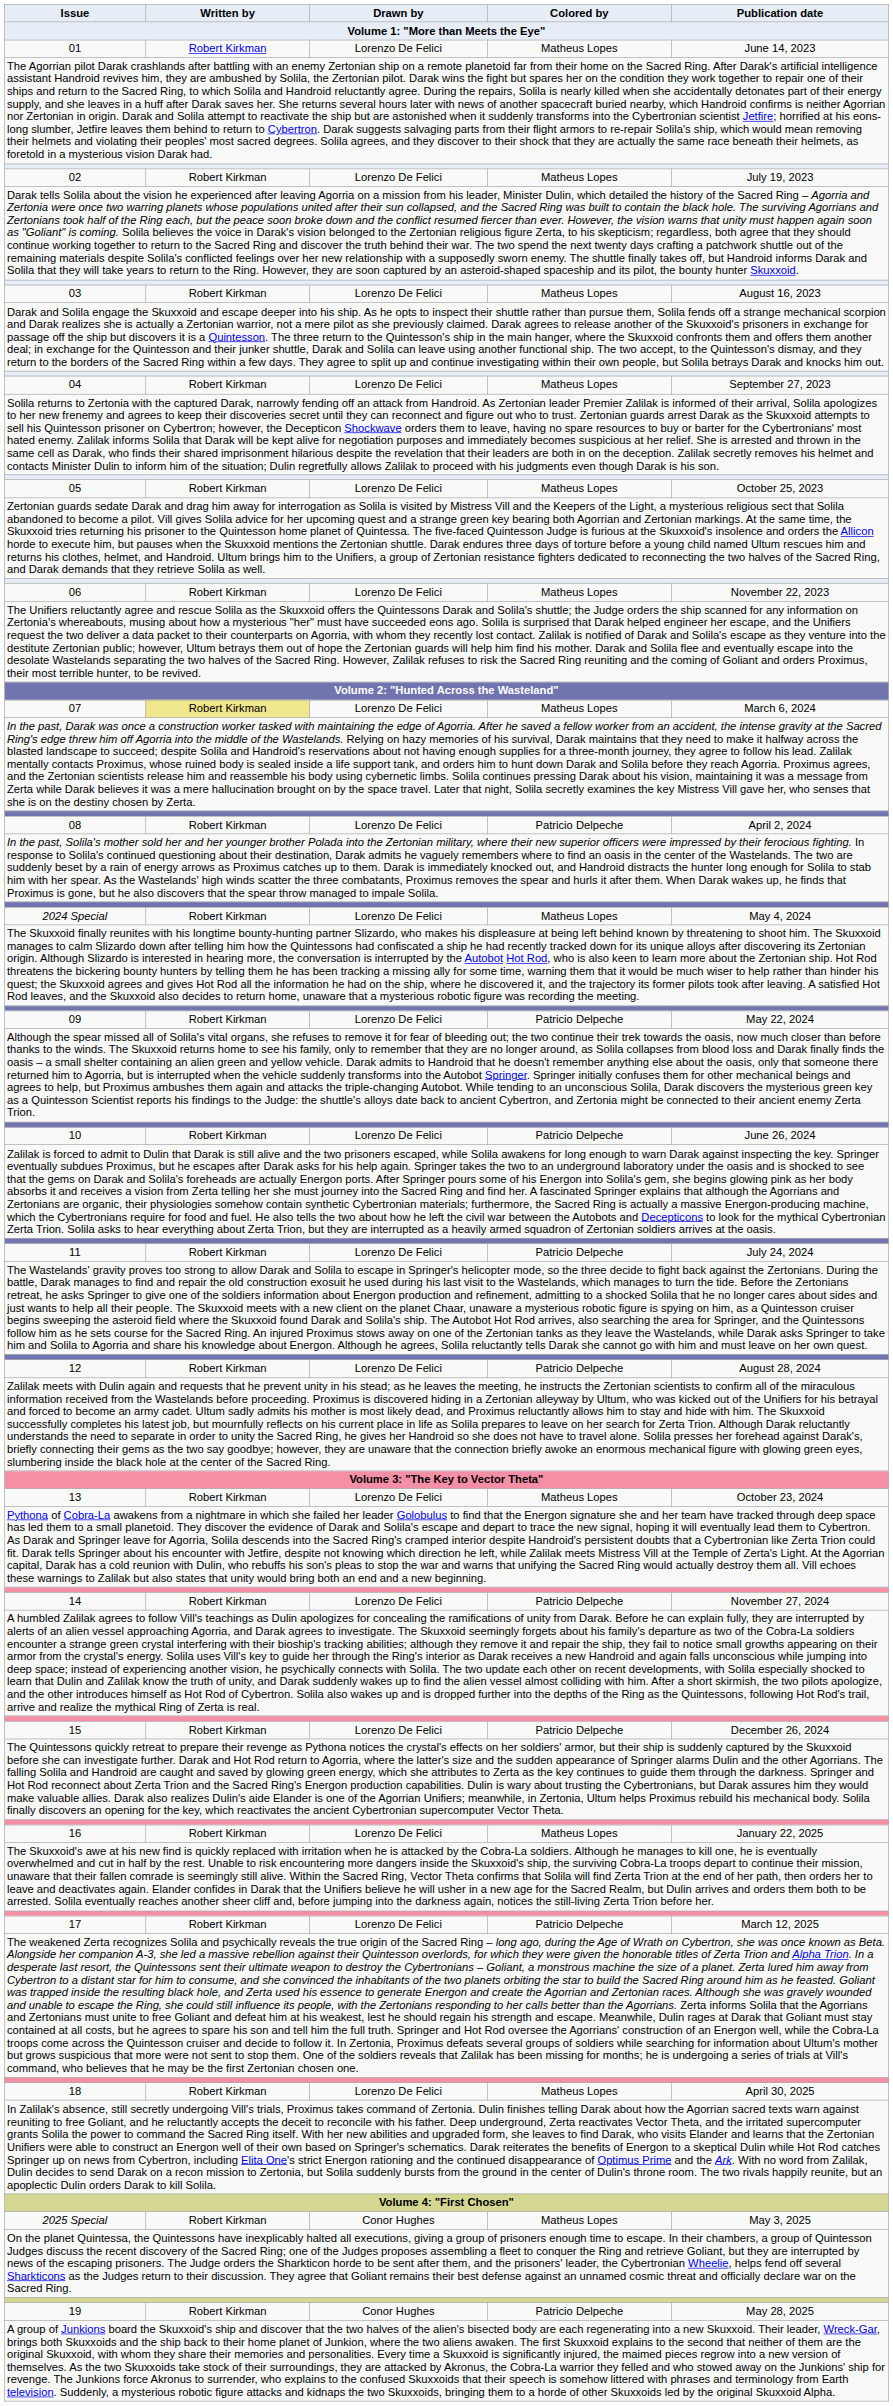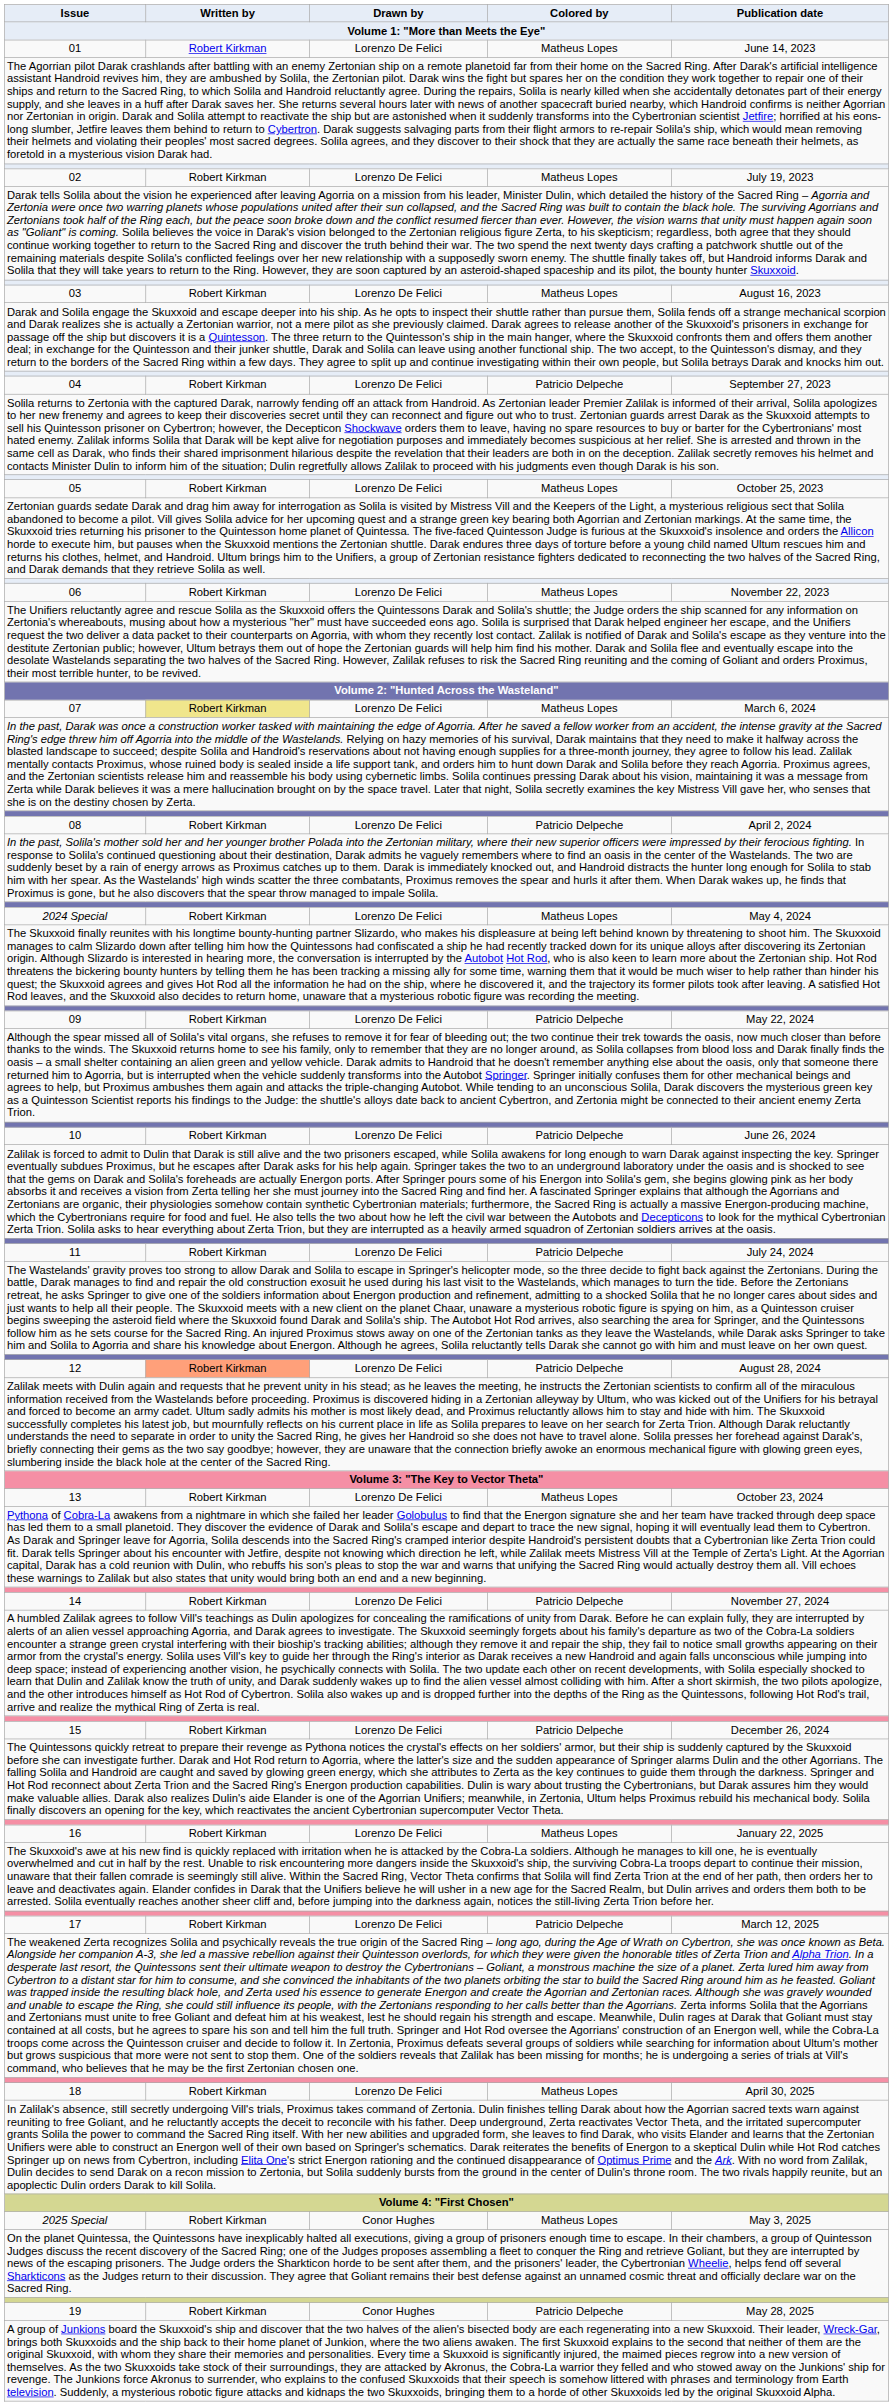(579, 385) Matheus Lopes -> (579, 385) Patricio Delpeche
(228, 1368) no background -> (228, 1368) lightsalmon background
